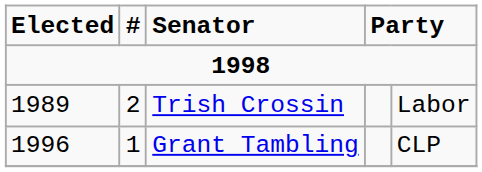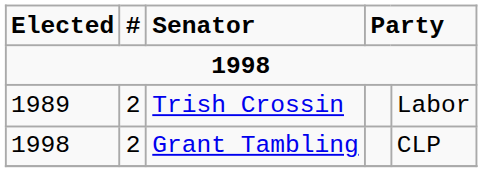(40, 146) 1996 -> (40, 146) 1998
(133, 146) 1 -> (133, 146) 2
